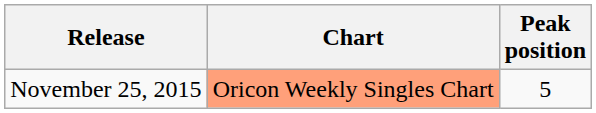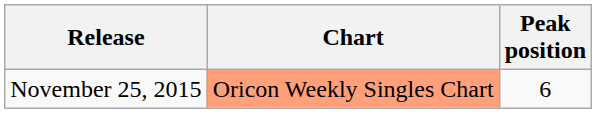(545, 88) 5 -> (545, 88) 6
